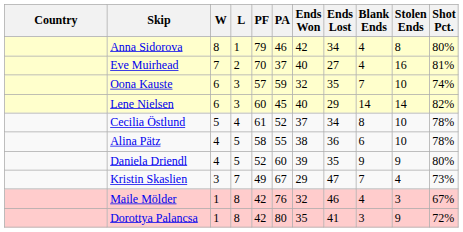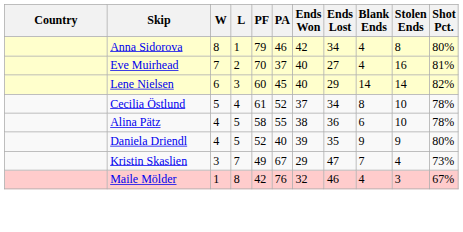- row: (141, 84)
(281, 160) 60 -> (281, 141) 40
- row: (154, 217)
